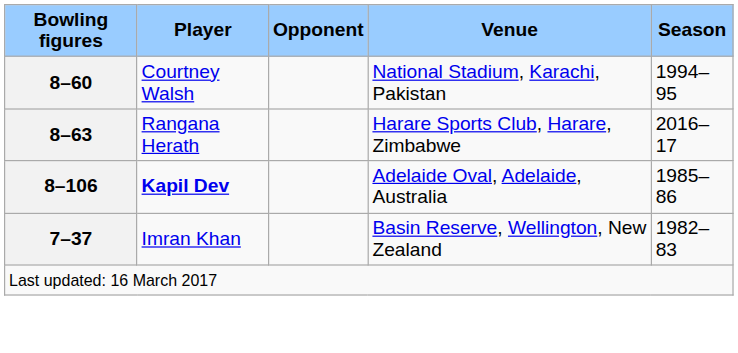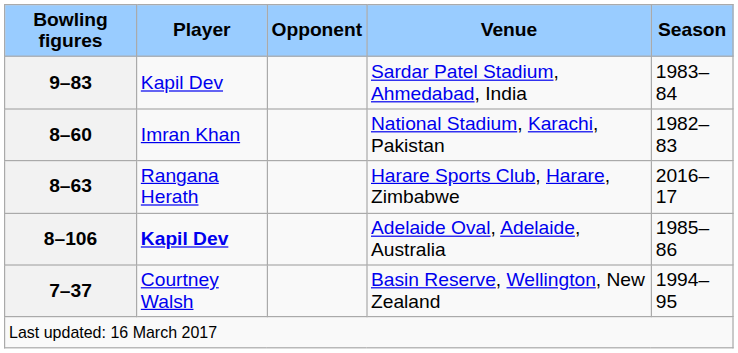+ row: (465, 82)
(181, 82) Courtney Walsh -> (190, 134) Imran Khan
(682, 82) 1994–95 -> (682, 134) 1982–83
(191, 238) Imran Khan -> (180, 290) Courtney Walsh
(682, 238) 1982–83 -> (682, 290) 1994–95
